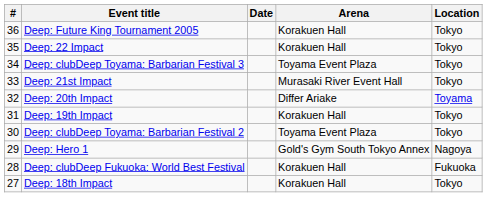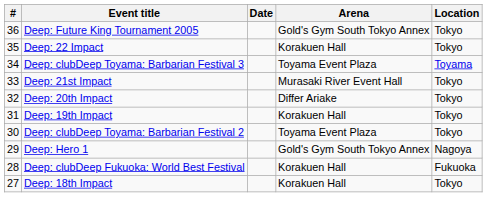(312, 30) Korakuen Hall -> (354, 30) Gold's Gym South Tokyo Annex
(448, 64) Tokyo -> (453, 64) Toyama
(453, 99) Toyama -> (448, 99) Tokyo
